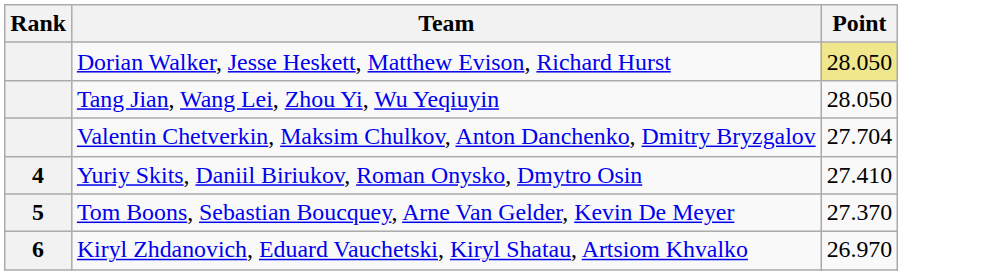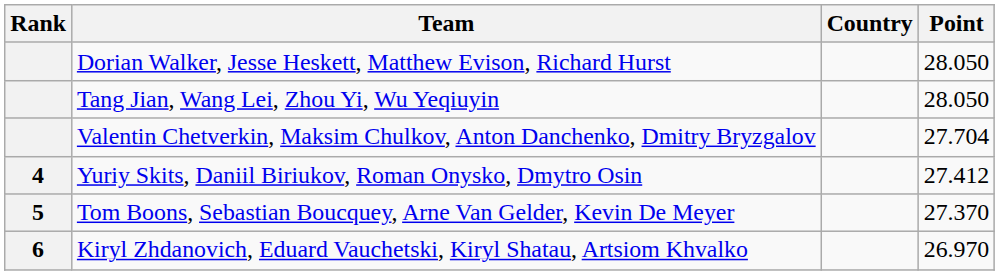+ column: (870, 23)
(859, 61) khaki background -> (957, 61) no background
(859, 174) 27.410 -> (957, 174) 27.412
